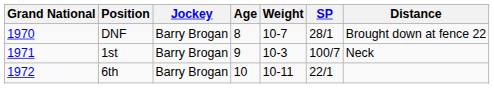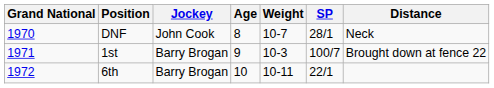(192, 33) Barry Brogan -> (185, 33) John Cook
(416, 33) Brought down at fence 22 -> (360, 33) Neck
(360, 53) Neck -> (416, 53) Brought down at fence 22
